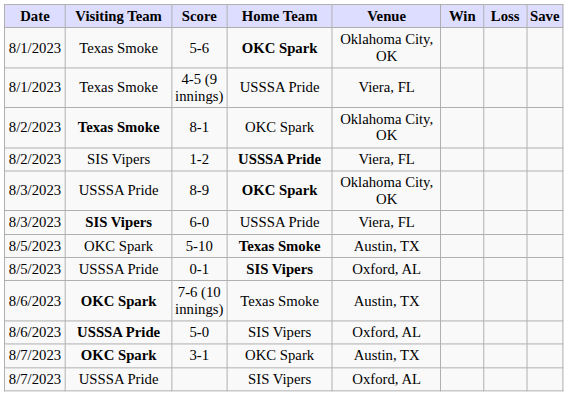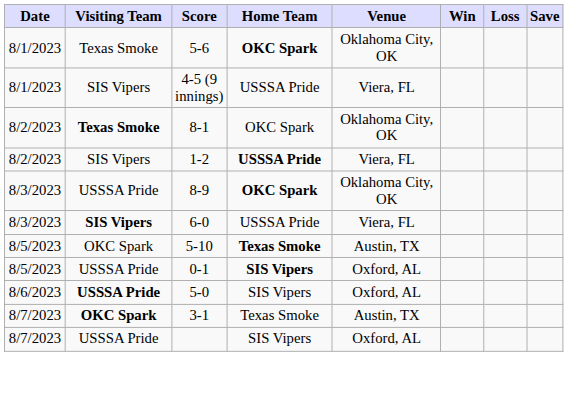(119, 87) Texas Smoke -> (119, 87) SIS Vipers
- row: (199, 300)
(280, 355) OKC Spark -> (280, 315) Texas Smoke
